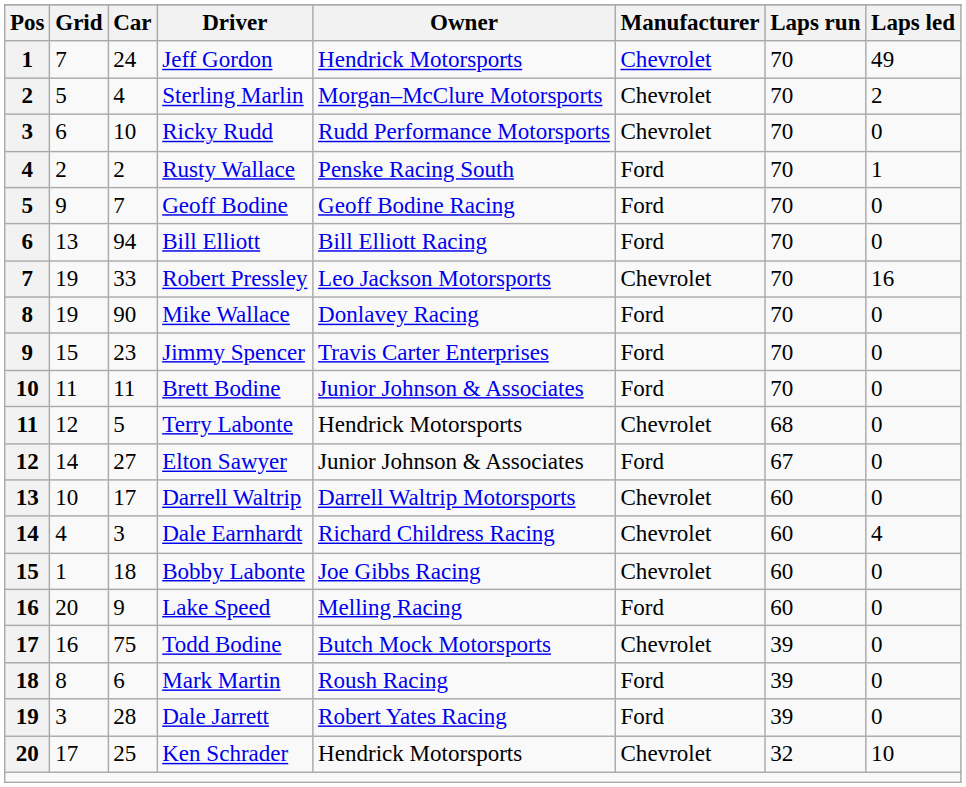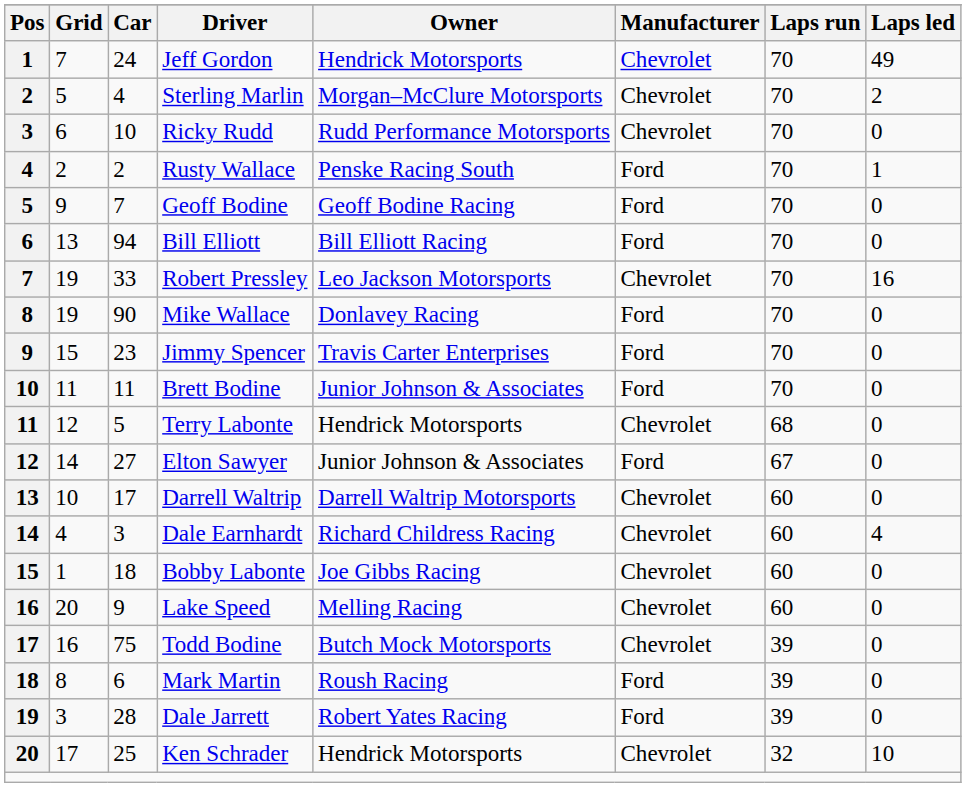(642, 607) Ford -> (666, 607) Chevrolet
